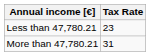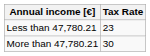(108, 43) 31 -> (108, 43) 30
